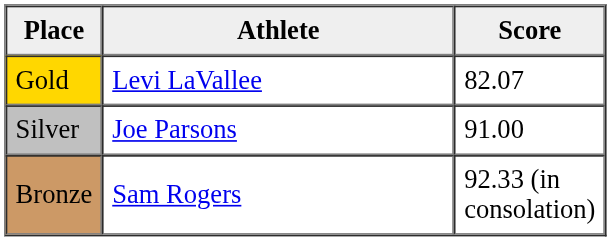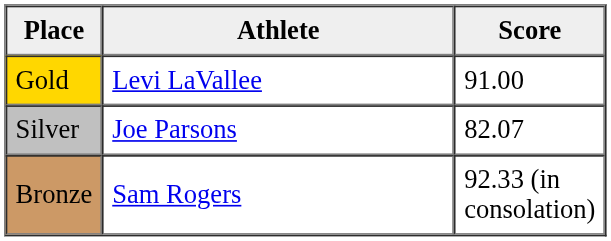(494, 80) 82.07 -> (494, 80) 91.00
(494, 129) 91.00 -> (494, 129) 82.07
